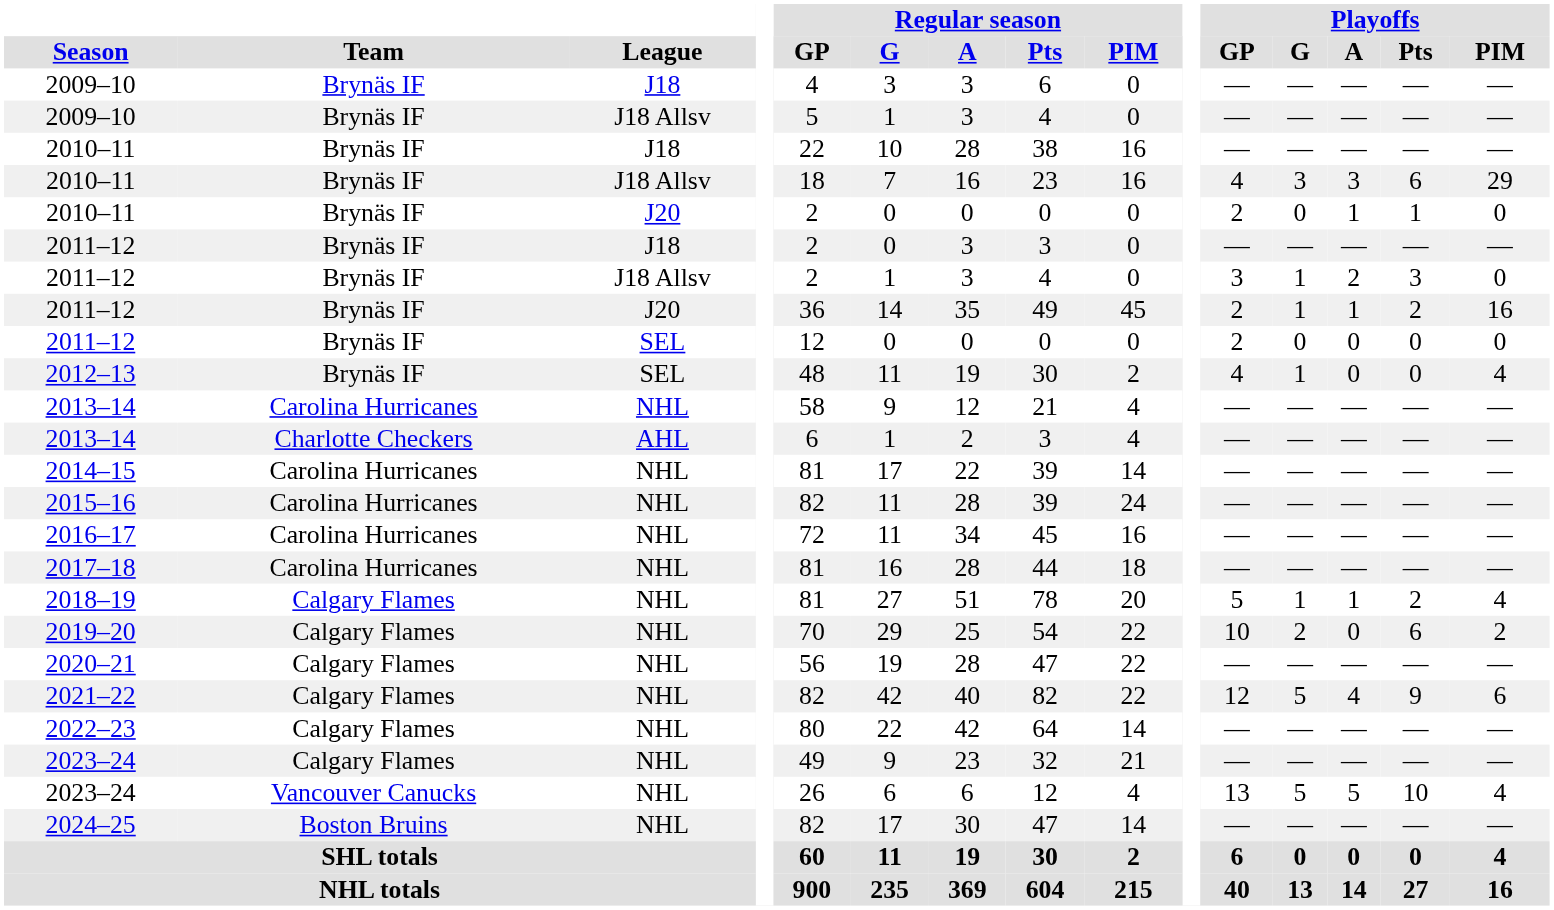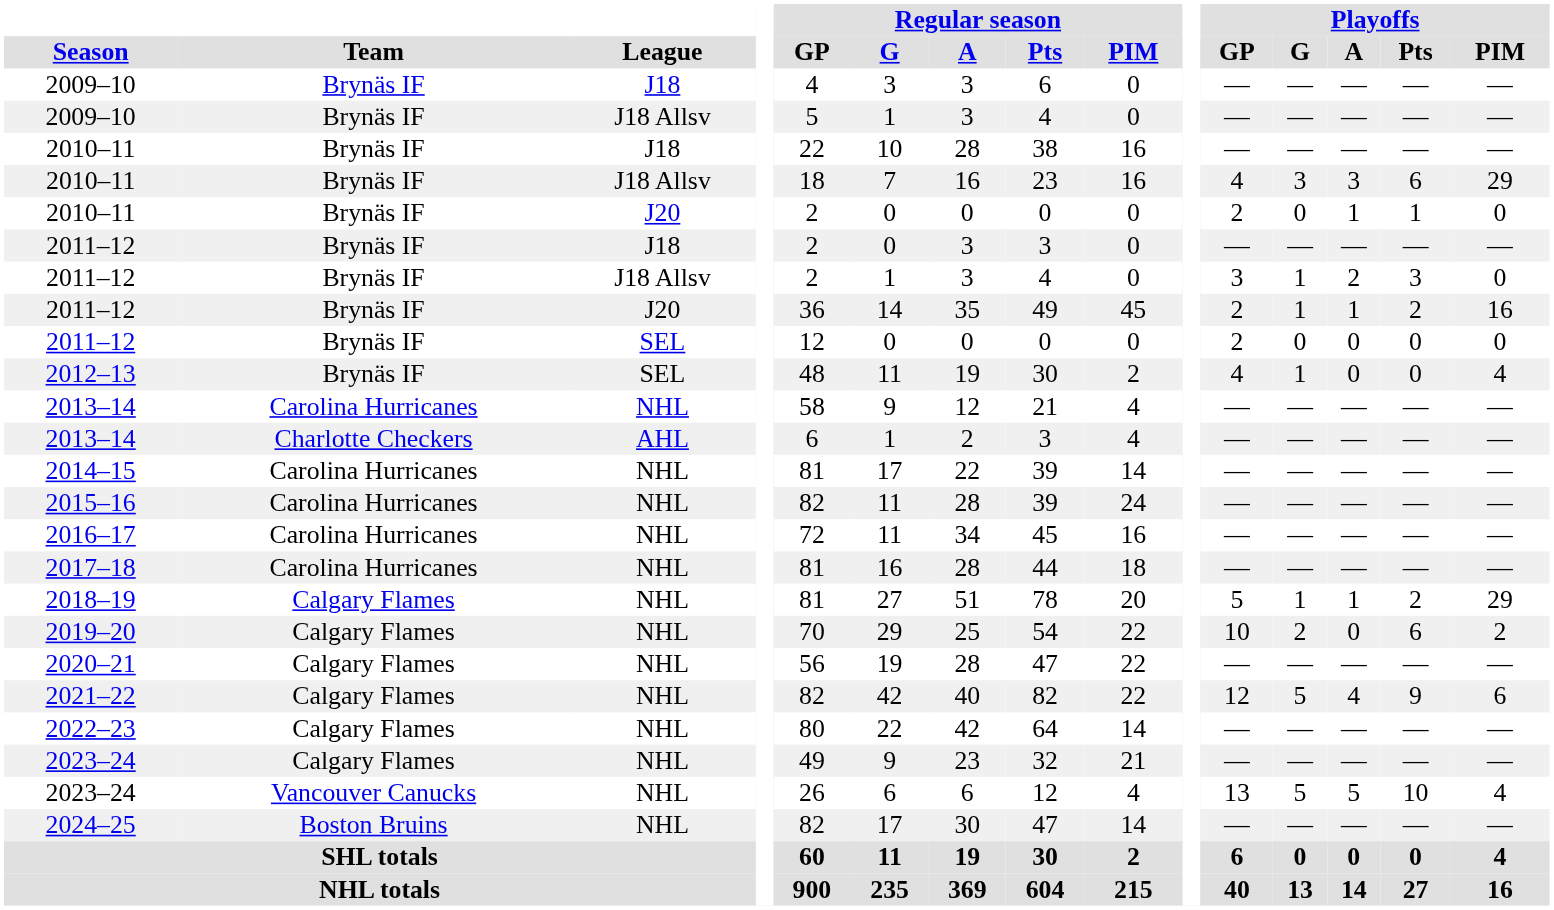(1500, 599) 4 -> (1500, 599) 29
